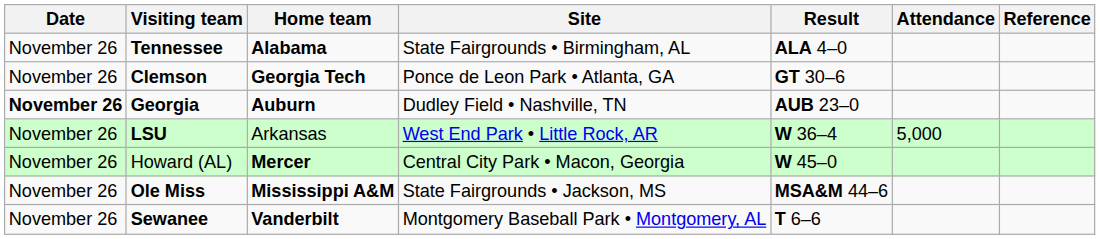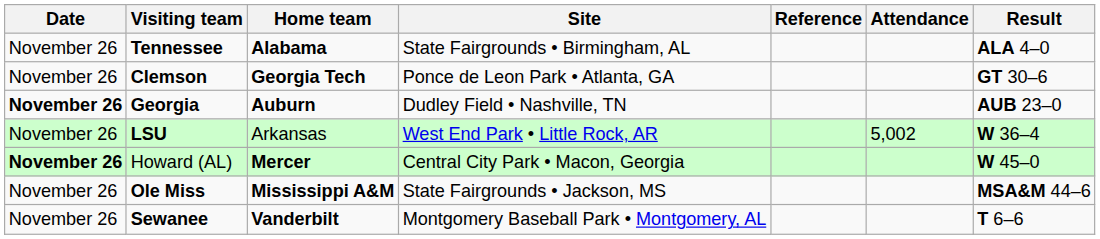columns swapped: (831, 19) <-> (1047, 19)
(919, 134) 5,000 -> (893, 134) 5,002
(63, 162) normal -> (66, 162) bold
